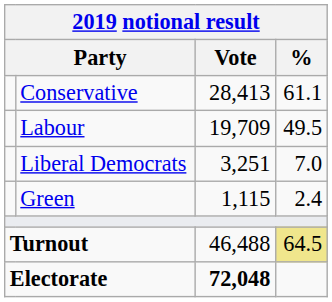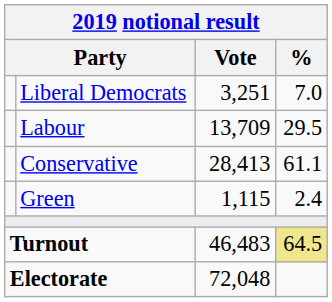rows swapped: (79, 92) <-> (103, 163)
(240, 127) 19,709 -> (240, 127) 13,709
(303, 127) 49.5 -> (303, 127) 29.5
(240, 244) 46,488 -> (240, 244) 46,483
(240, 279) bold -> (240, 279) normal
